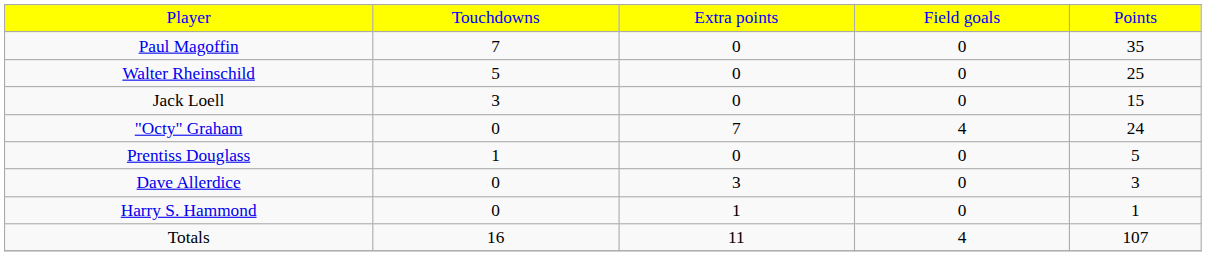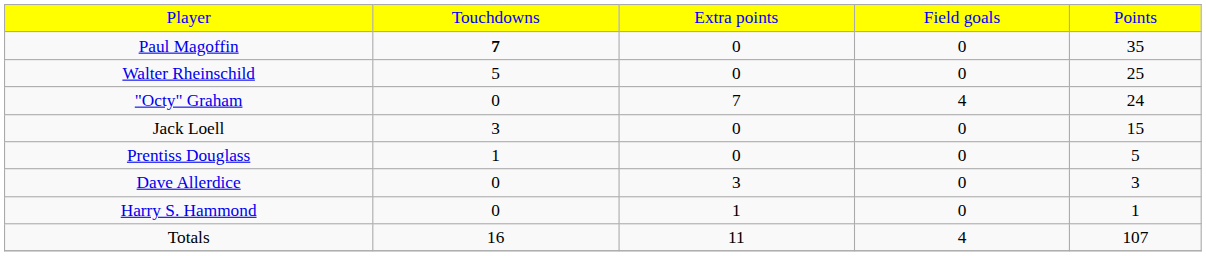(496, 45) normal -> (496, 45) bold
rows swapped: (189, 127) <-> (189, 100)
